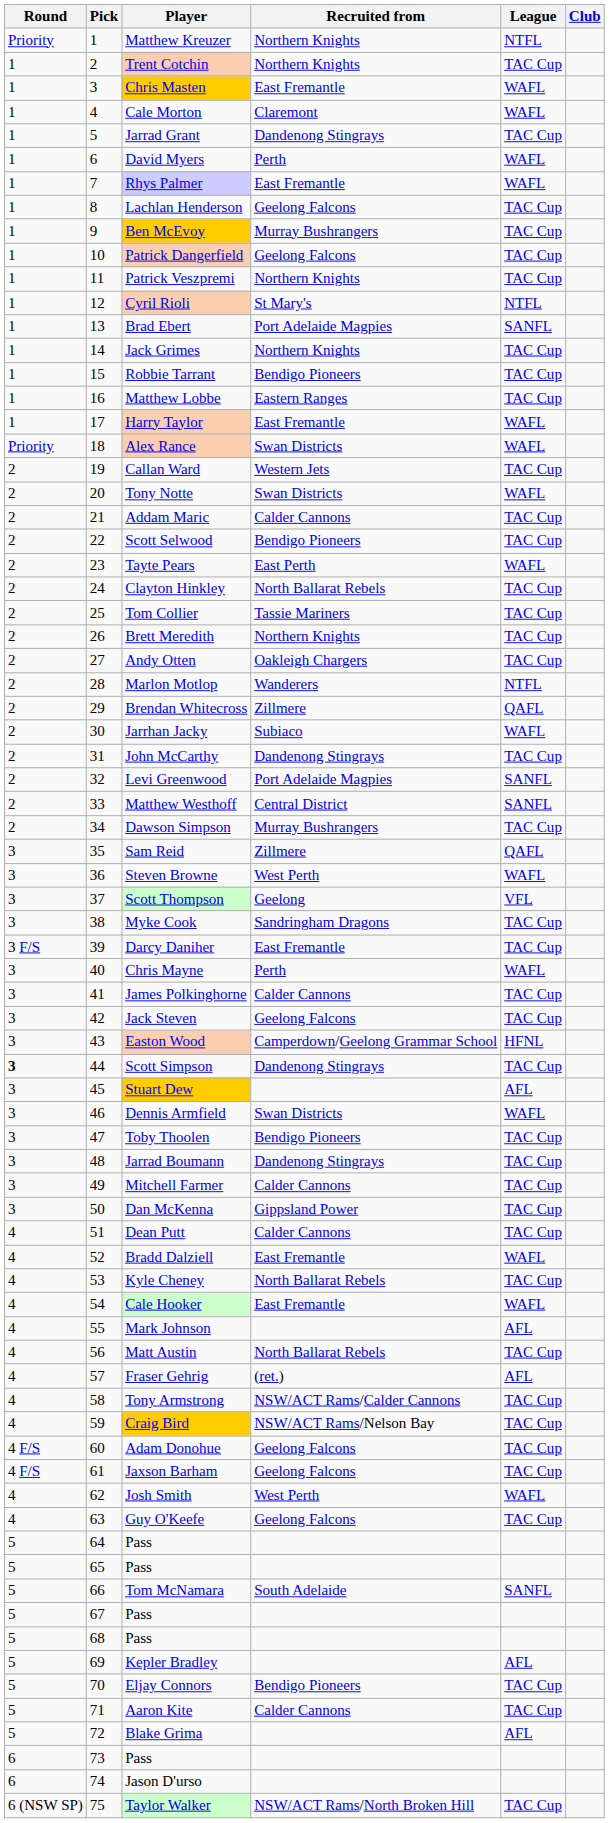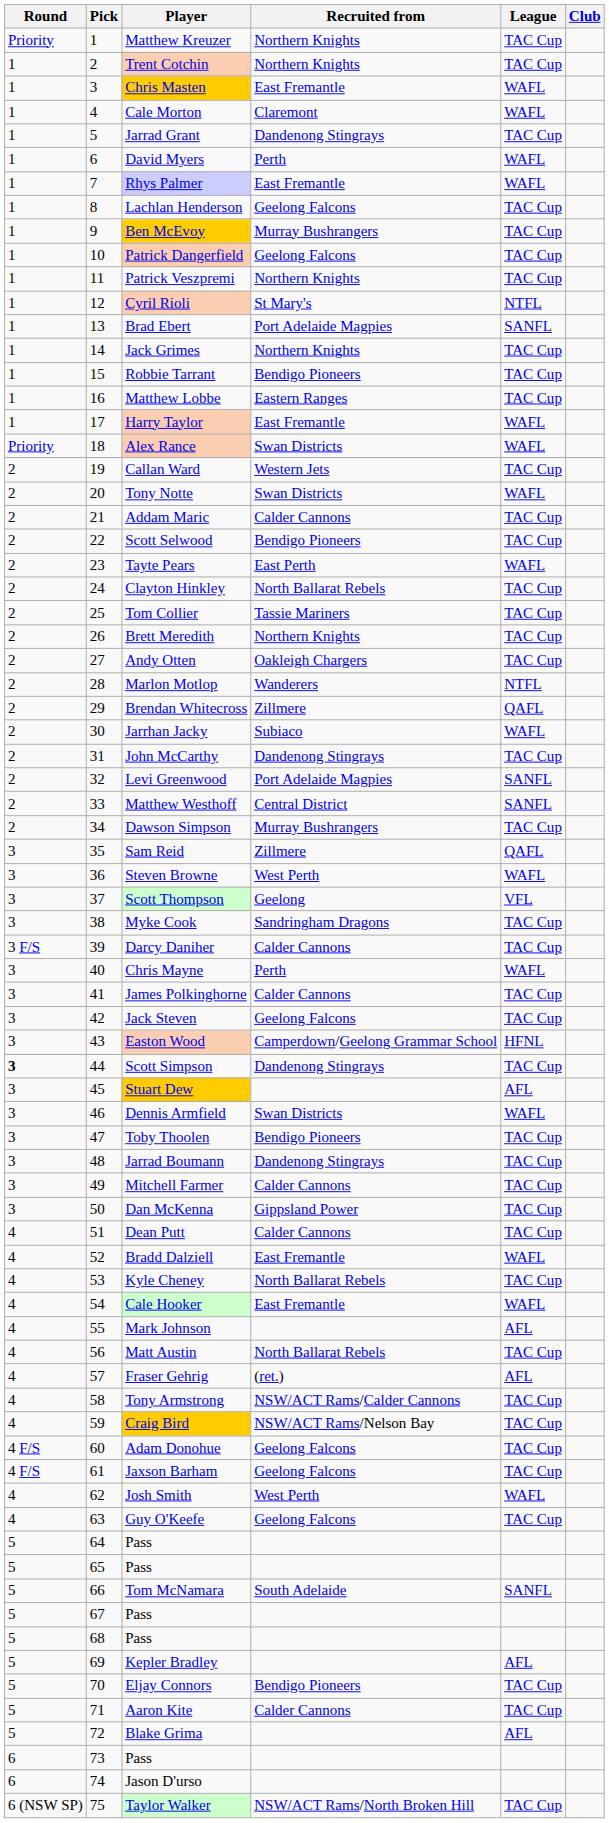(523, 40) NTFL -> (533, 40) TAC Cup
(299, 946) East Fremantle -> (302, 946) Calder Cannons
